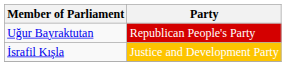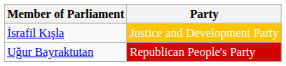rows swapped: (36, 52) <-> (50, 33)
